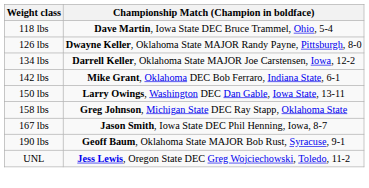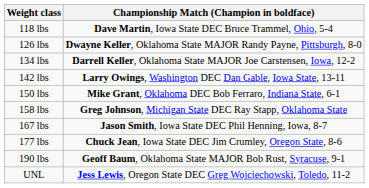(214, 77) Mike Grant, Oklahoma DEC Bob Ferraro, Indiana State, 6-1 -> (214, 77) Larry Owings, Washington DEC Dan Gable, Iowa State, 13-11
(214, 93) Larry Owings, Washington DEC Dan Gable, Iowa State, 13-11 -> (214, 93) Mike Grant, Oklahoma DEC Bob Ferraro, Indiana State, 6-1
+ row: (34, 142)
